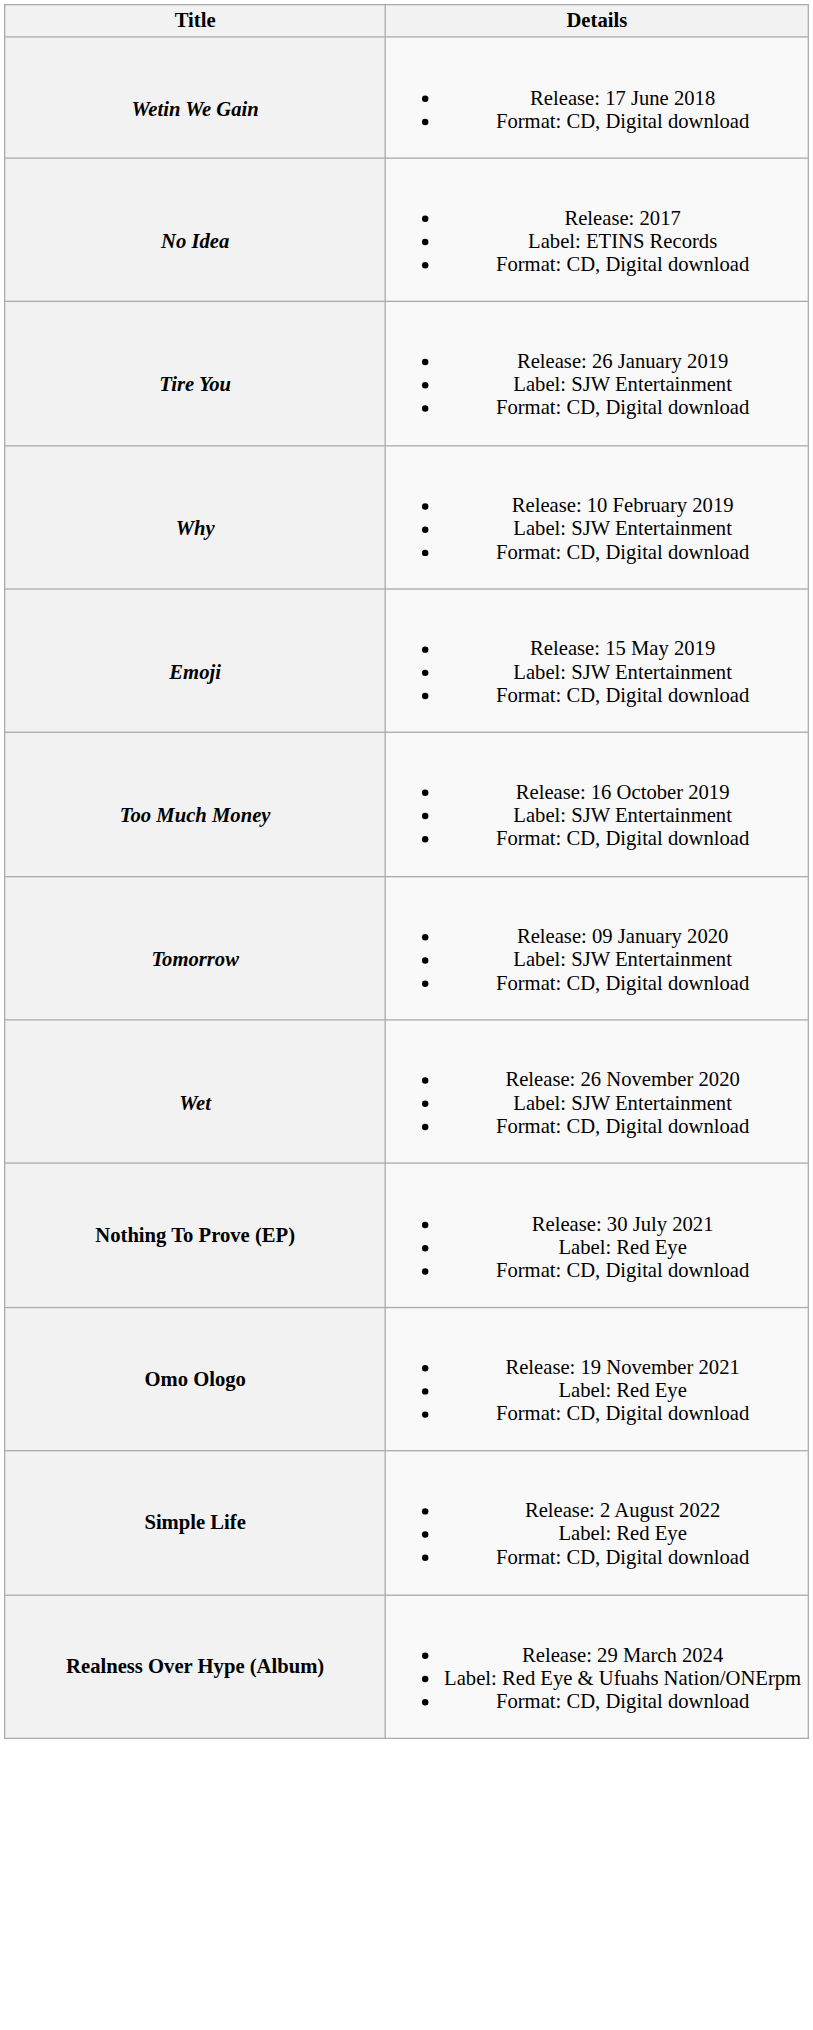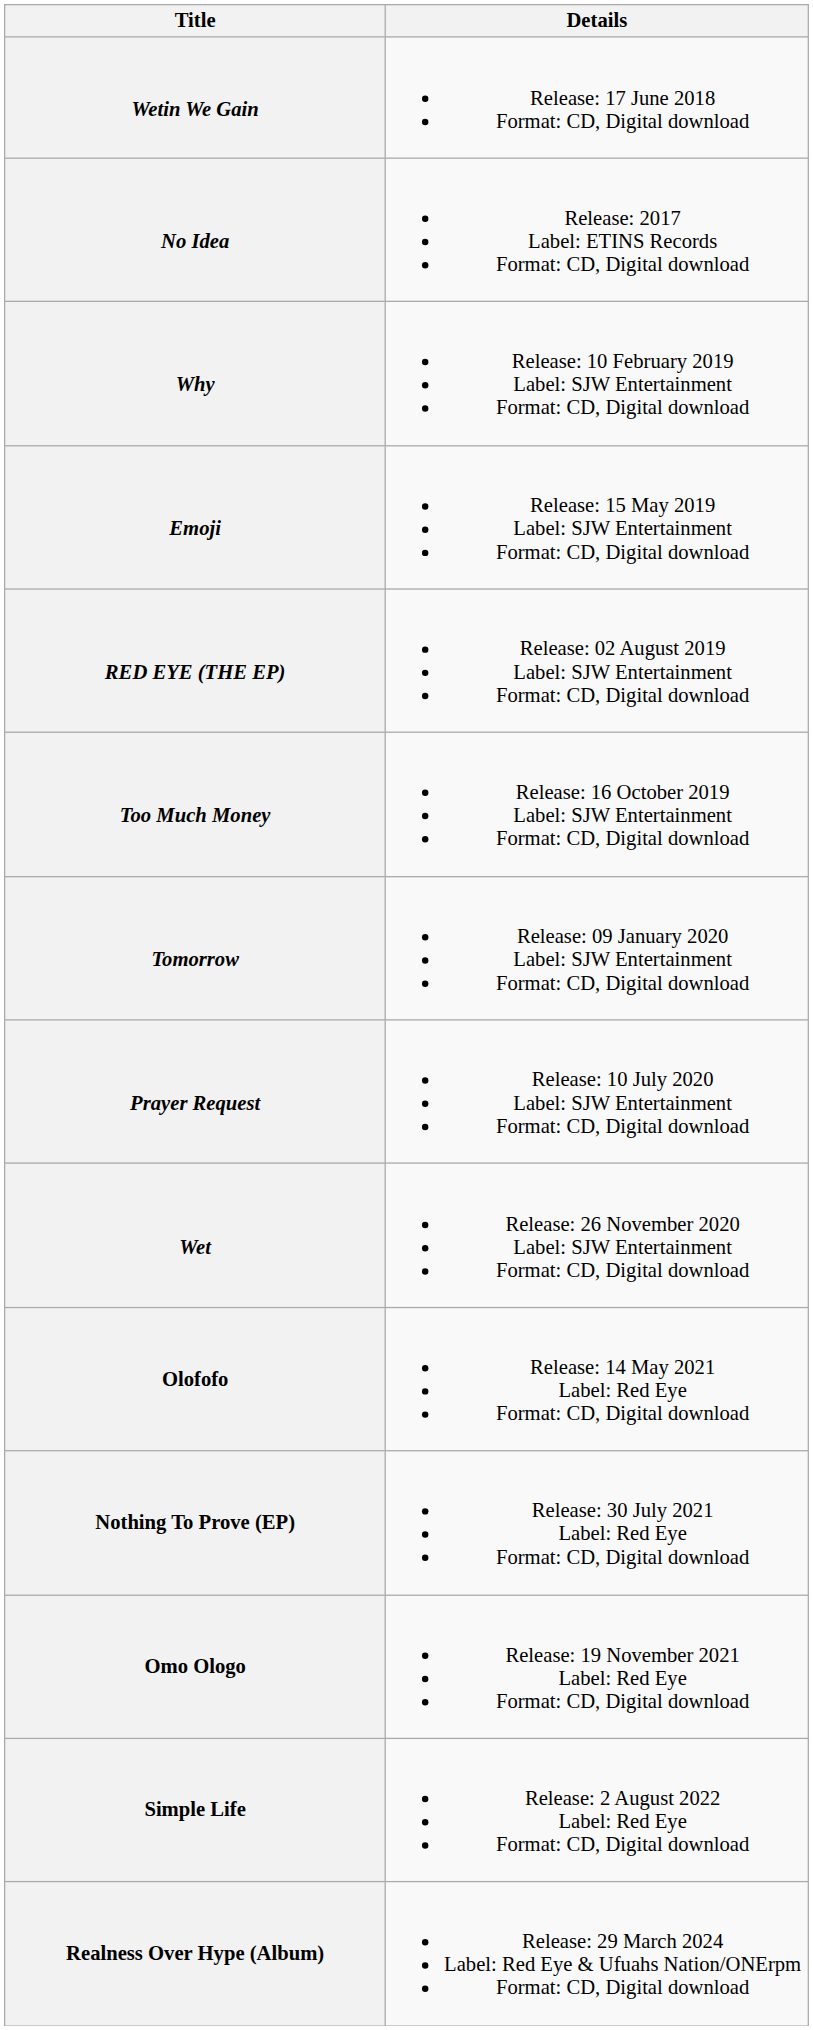- row: (195, 384)
+ row: (195, 672)
+ row: (195, 1103)
+ row: (195, 1378)
